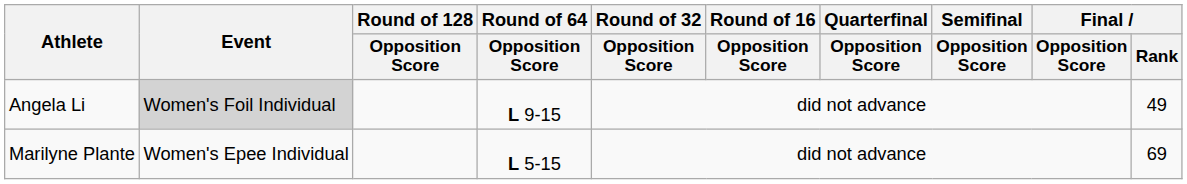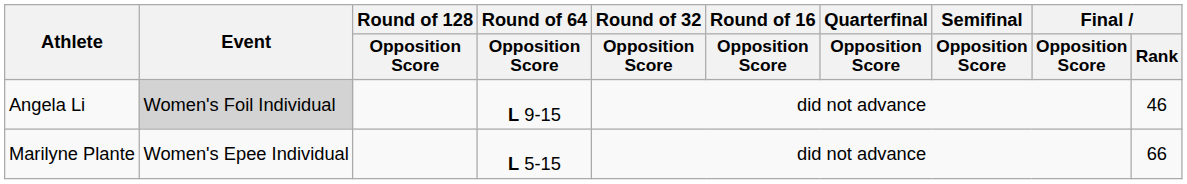(1157, 105) 49 -> (1157, 105) 46
(1157, 154) 69 -> (1157, 154) 66
